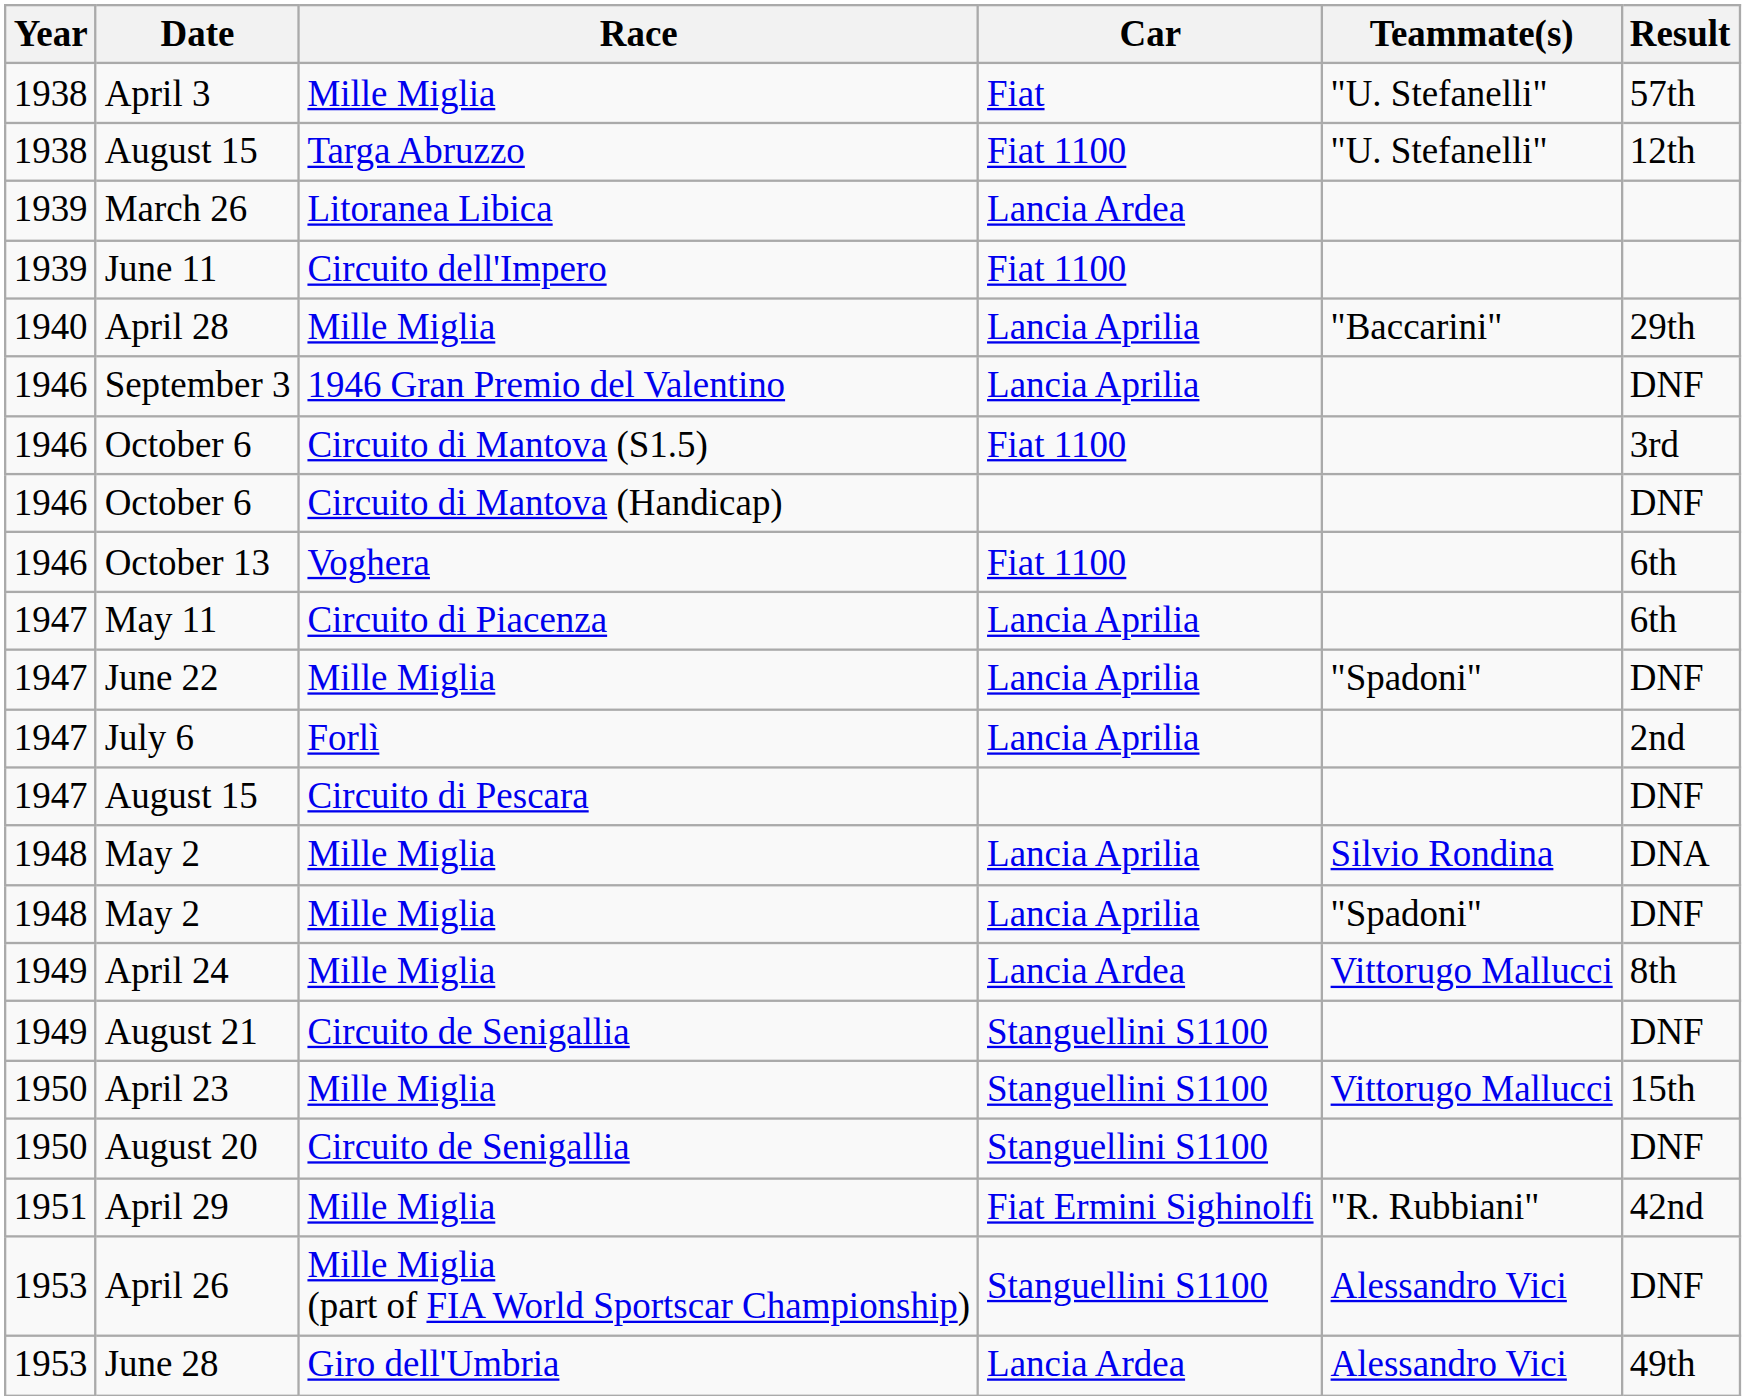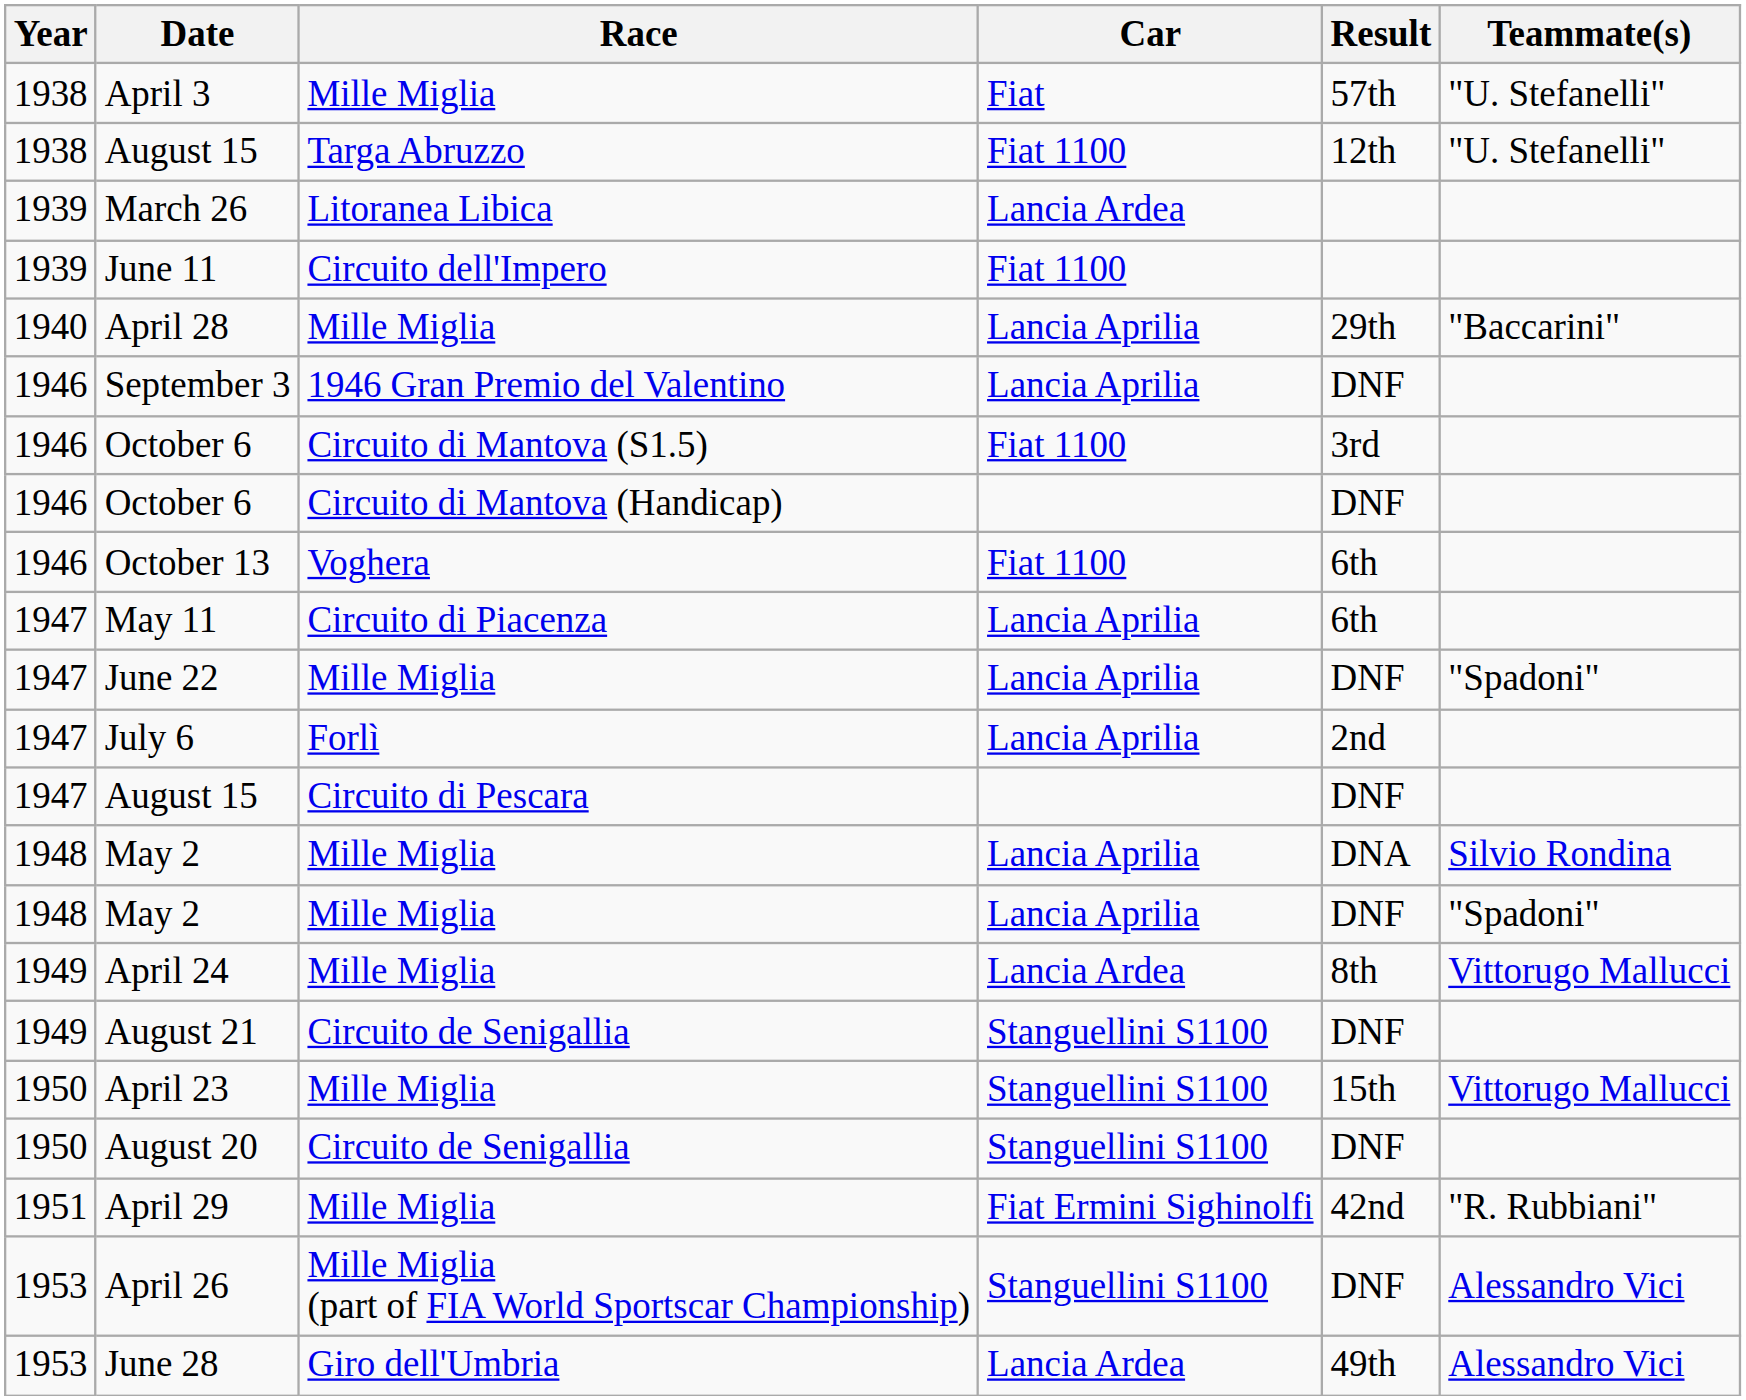columns swapped: (1472, 33) <-> (1680, 33)
